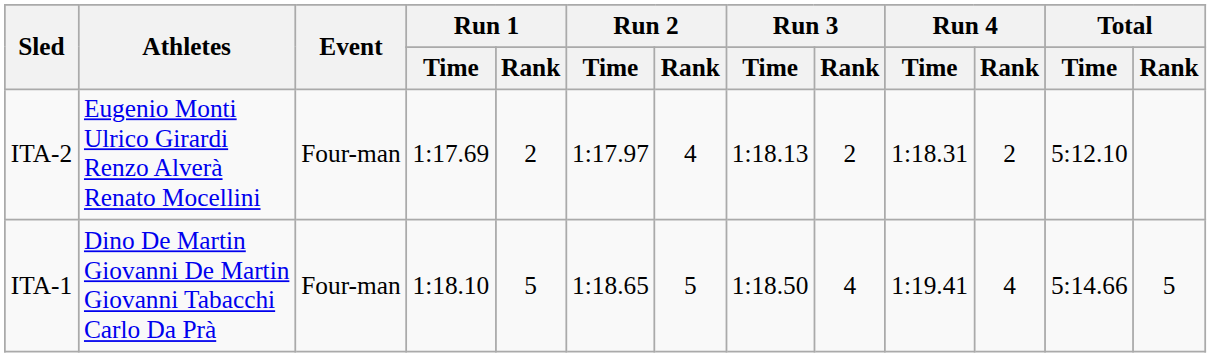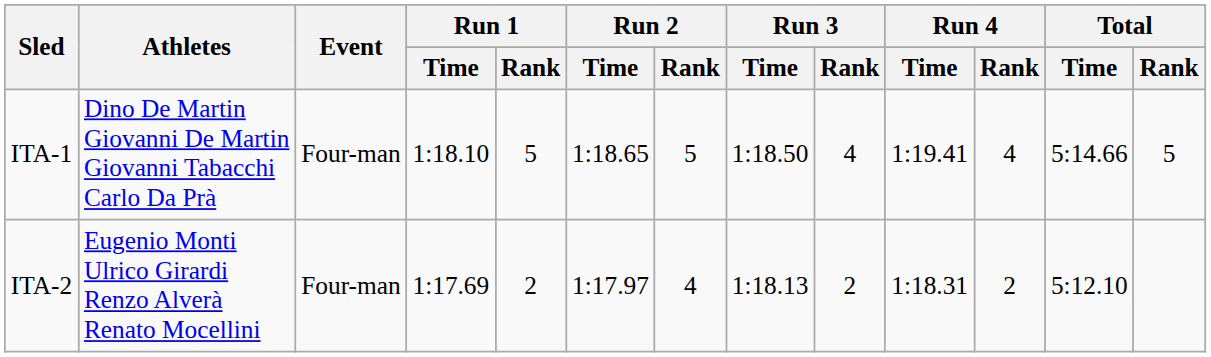rows swapped: (41, 285) <-> (41, 154)
